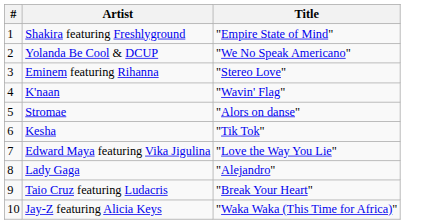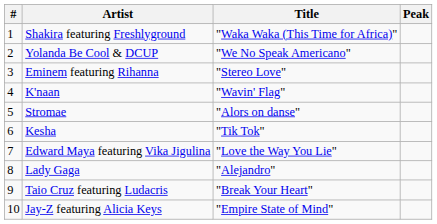+ column: (416, 14)
(275, 33) "Empire State of Mind" -> (307, 33) "Waka Waka (This Time for Africa)"
(307, 209) "Waka Waka (This Time for Africa)" -> (275, 209) "Empire State of Mind"
